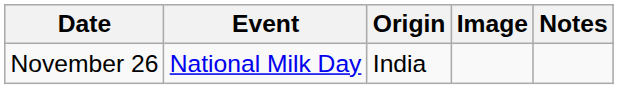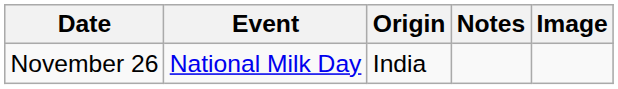columns swapped: (573, 24) <-> (492, 24)
